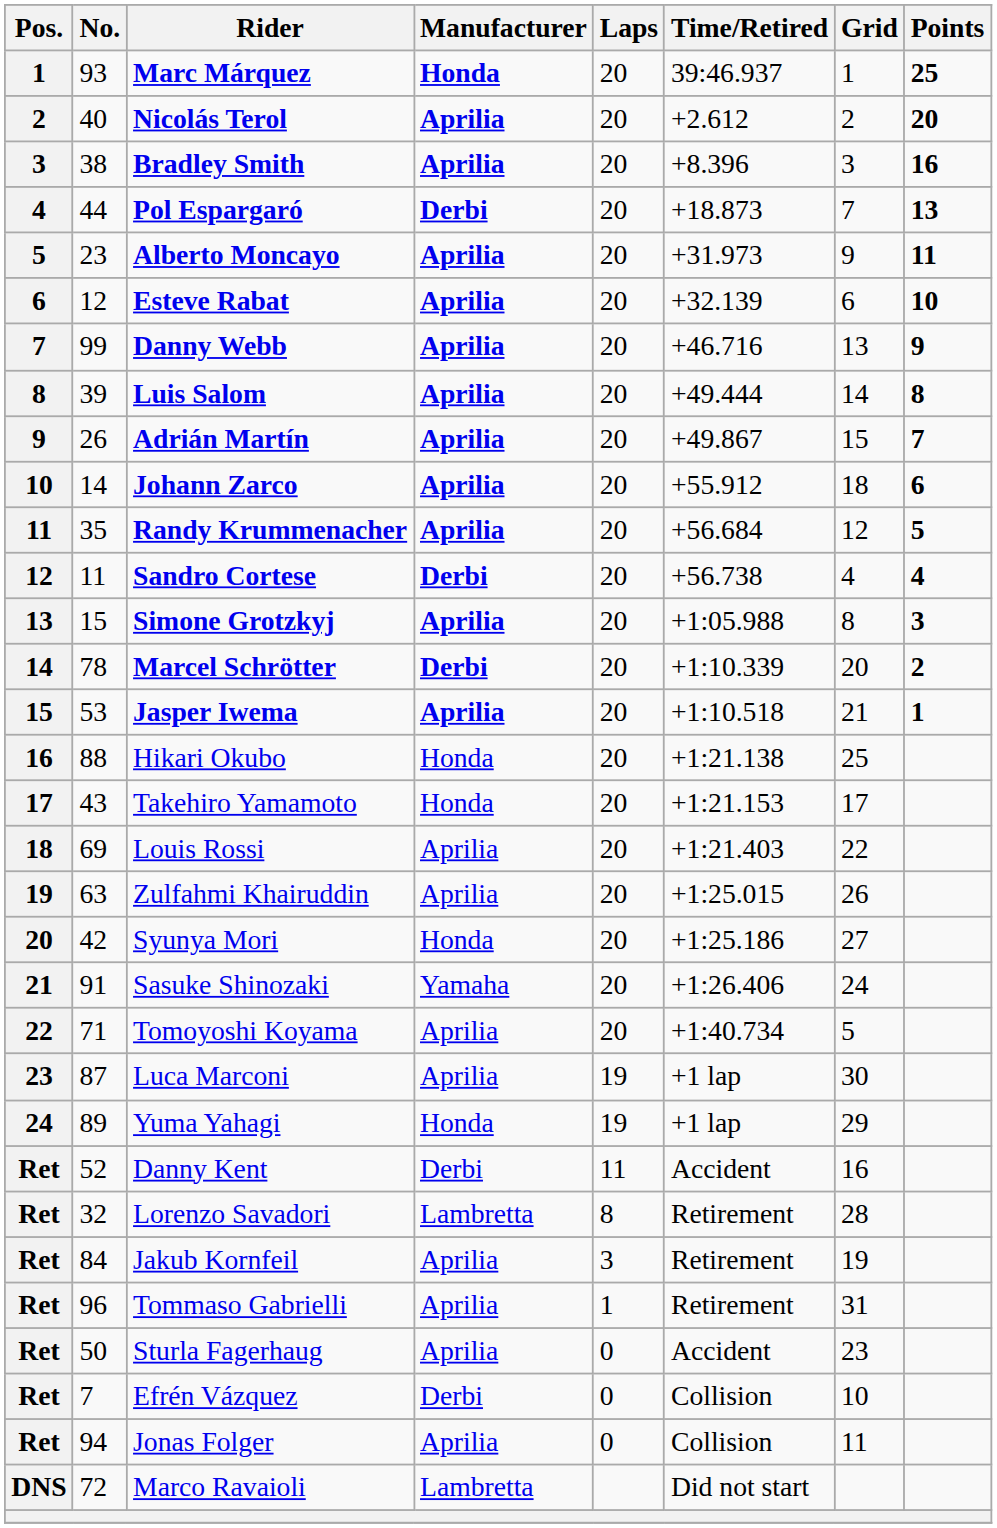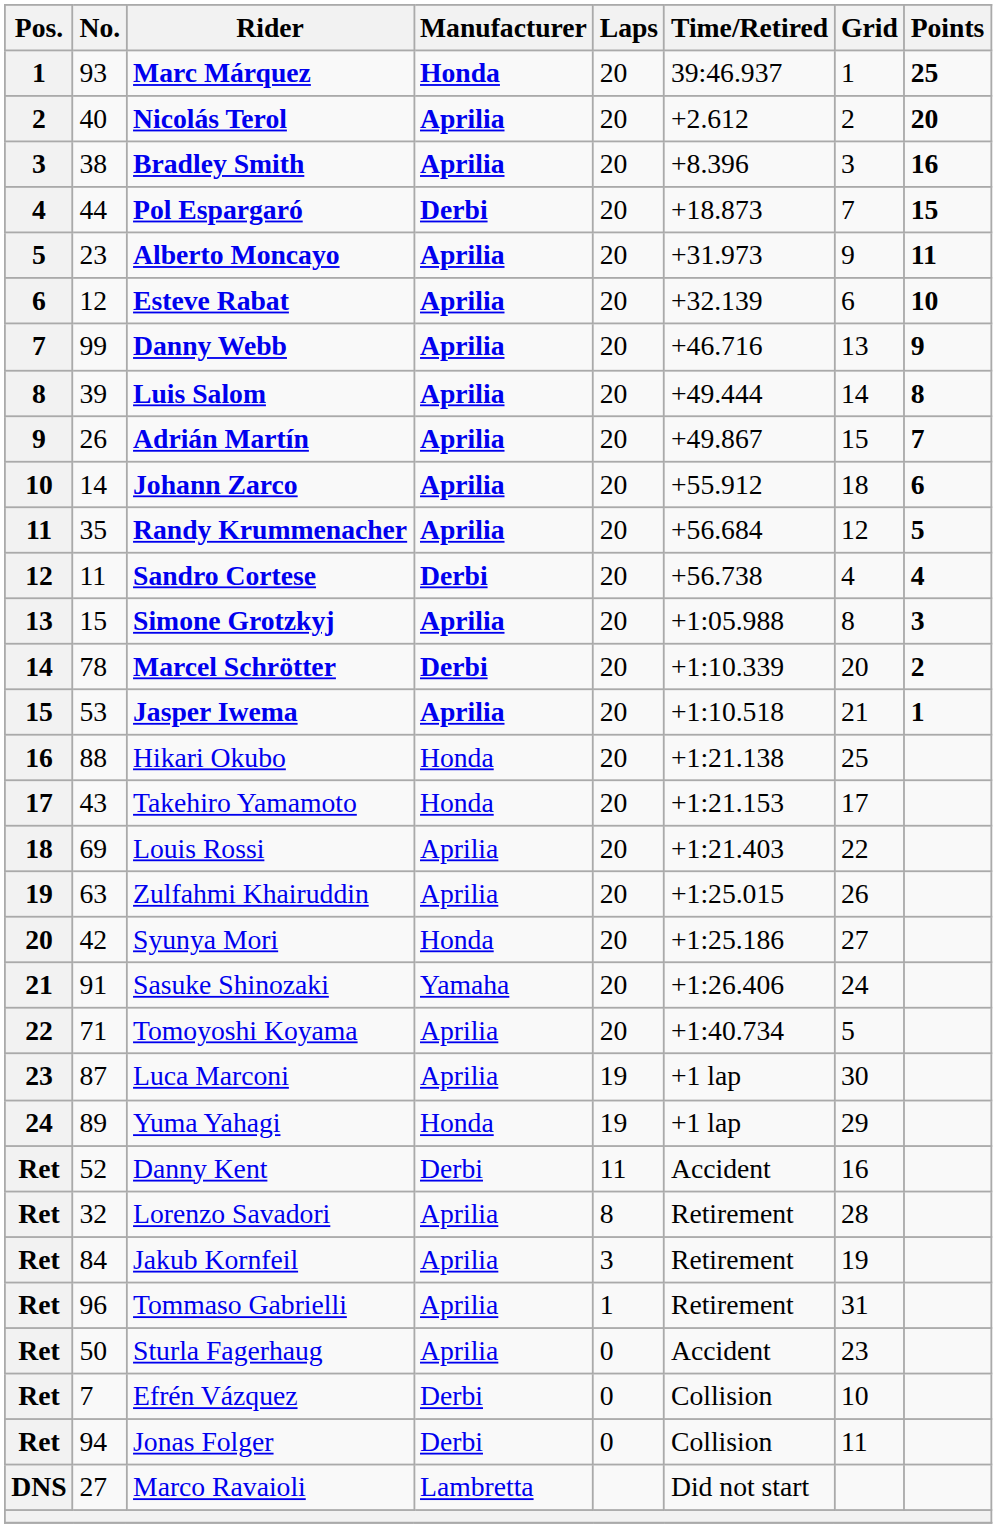(924, 209) 13 -> (924, 209) 15
(477, 1213) Lambretta -> (459, 1213) Aprilia
(459, 1441) Aprilia -> (451, 1441) Derbi
(93, 1487) 72 -> (93, 1487) 27
